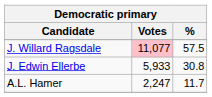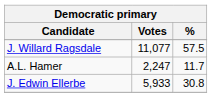(154, 49) pink background -> (154, 49) no background
rows swapped: (46, 66) <-> (35, 83)
